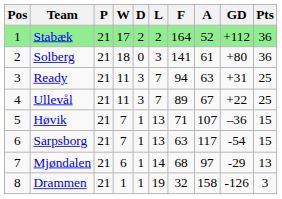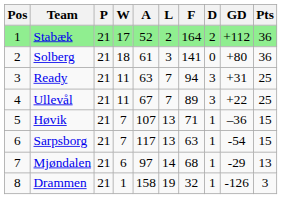columns swapped: (141, 15) <-> (207, 15)
